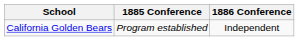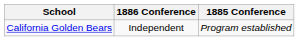columns swapped: (162, 12) <-> (252, 12)
